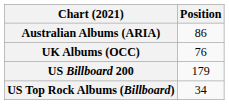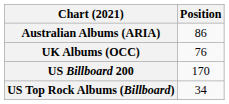(201, 71) 179 -> (201, 71) 170
